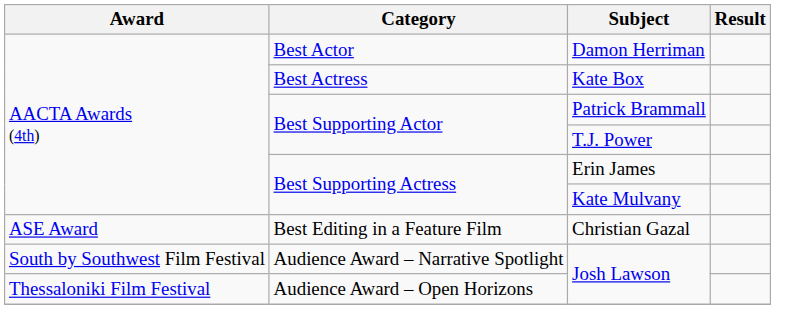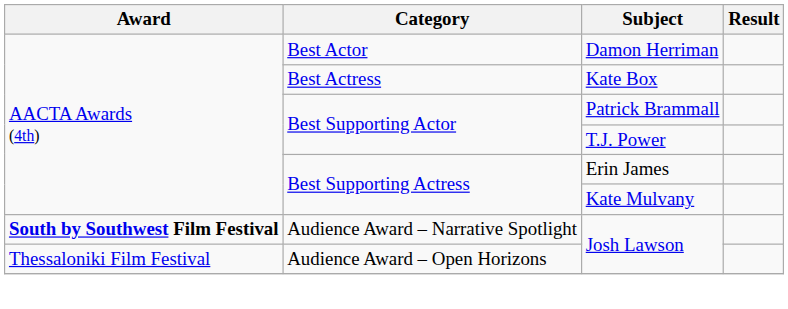- row: (388, 229)
(137, 259) normal -> (144, 229) bold
